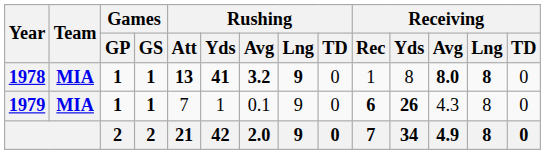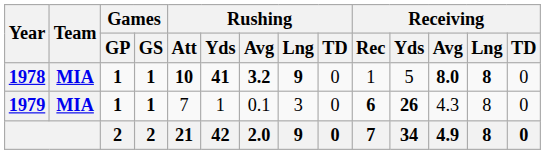(184, 76) 13 -> (184, 76) 10
(409, 76) 8 -> (409, 76) 5
(298, 105) 9 -> (298, 105) 3
